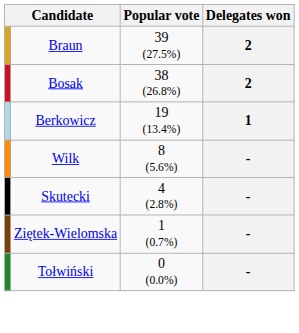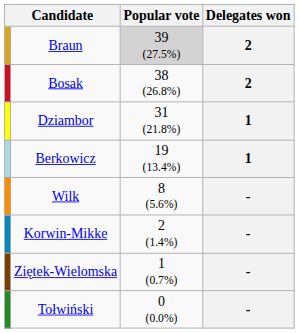(161, 45) no background -> (161, 45) lightgrey background
+ row: (66, 120)
- row: (66, 196)
+ row: (66, 234)
